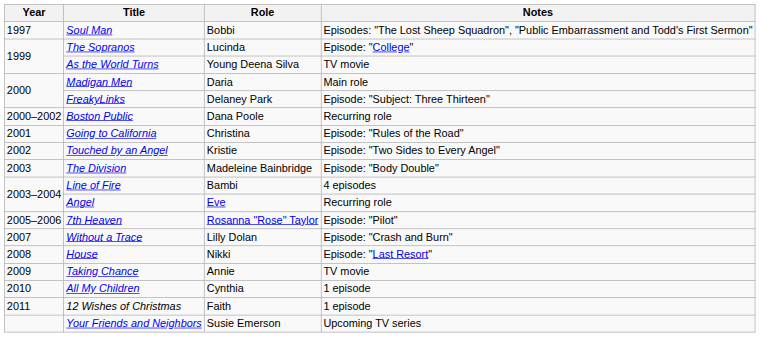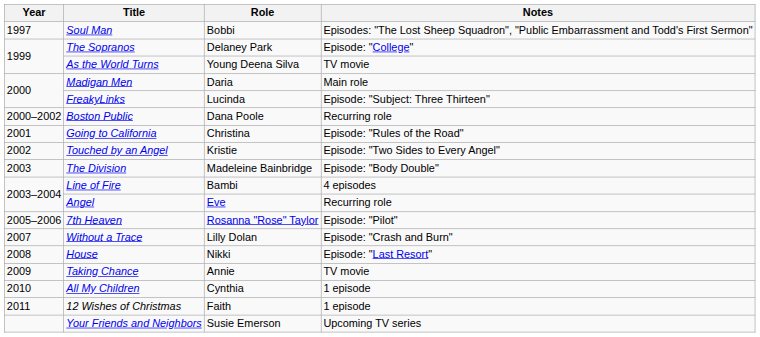(226, 47) Lucinda -> (239, 47) Delaney Park
(239, 99) Delaney Park -> (226, 99) Lucinda
